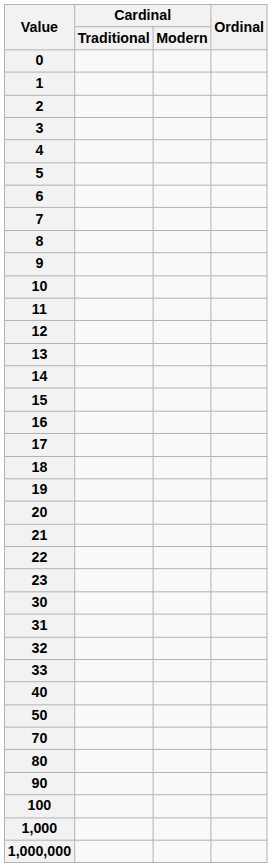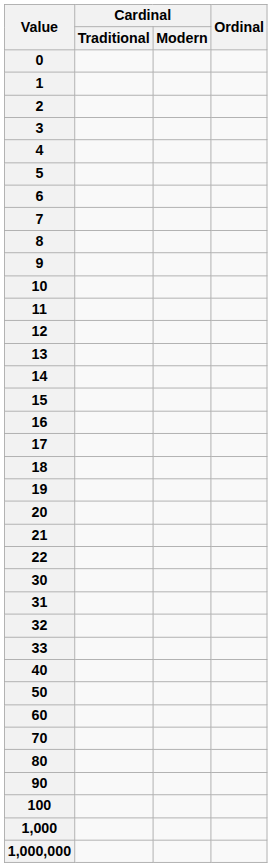- row: (39, 580)
+ row: (39, 715)
